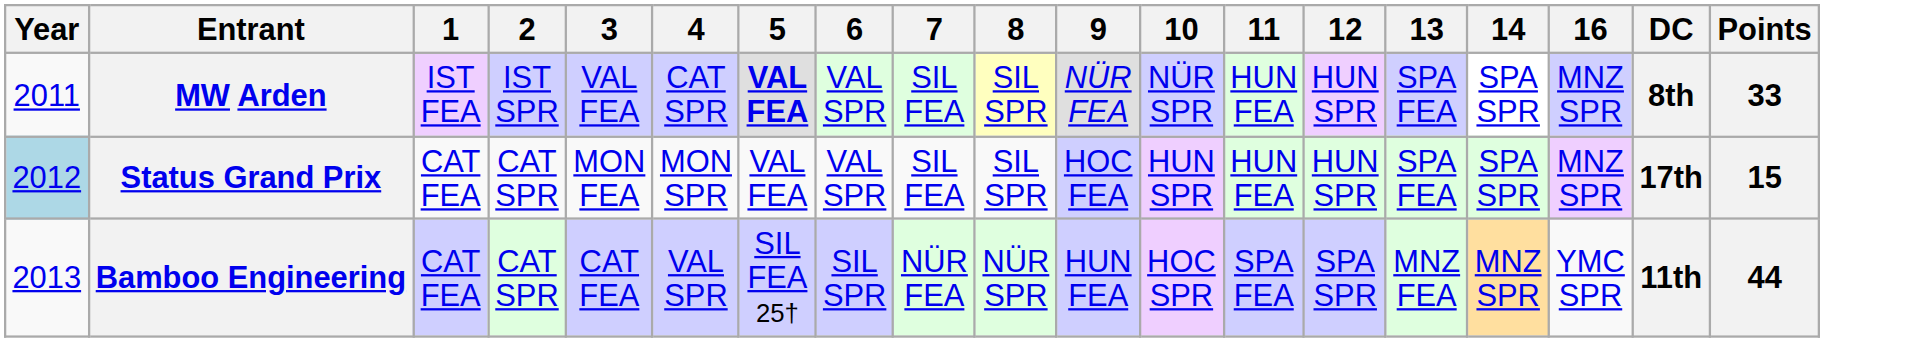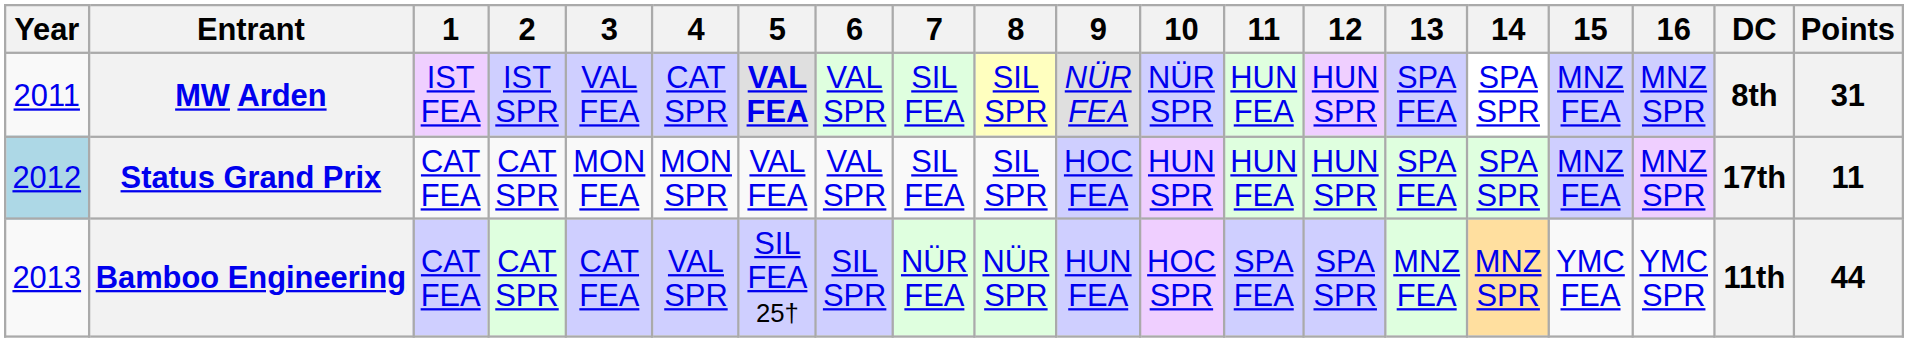+ column: (1591, 29)
(1765, 95) 33 -> (1848, 95) 31
(1765, 177) 15 -> (1848, 177) 11
